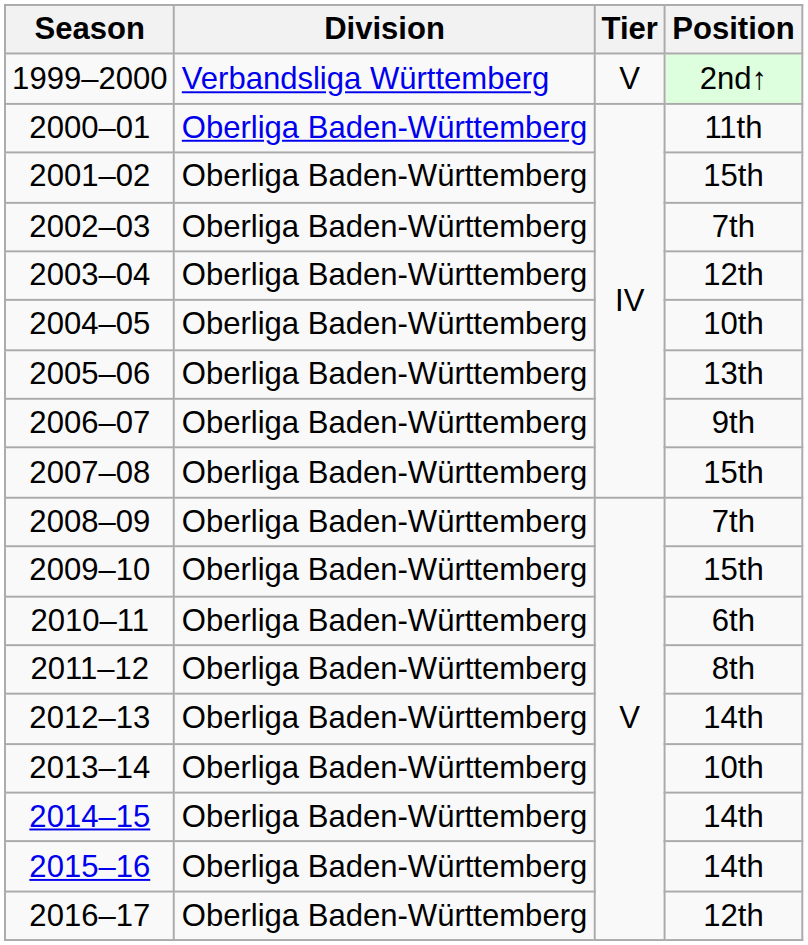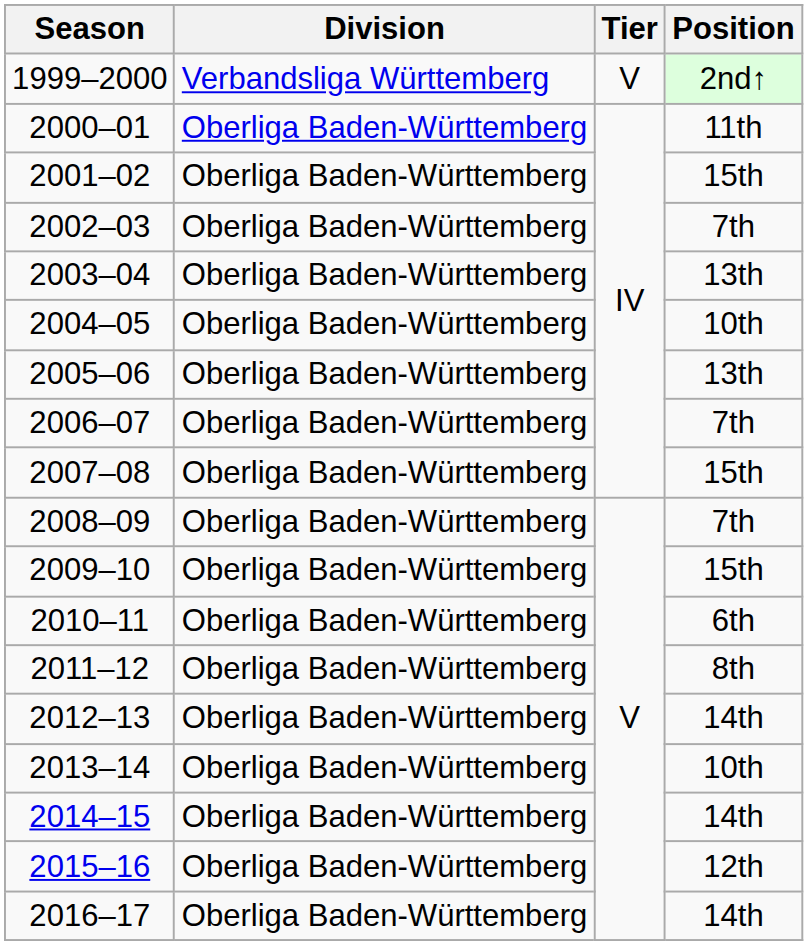(733, 275) 12th -> (733, 275) 13th
(733, 422) 9th -> (733, 422) 7th
(733, 865) 14th -> (733, 865) 12th
(733, 915) 12th -> (733, 915) 14th
